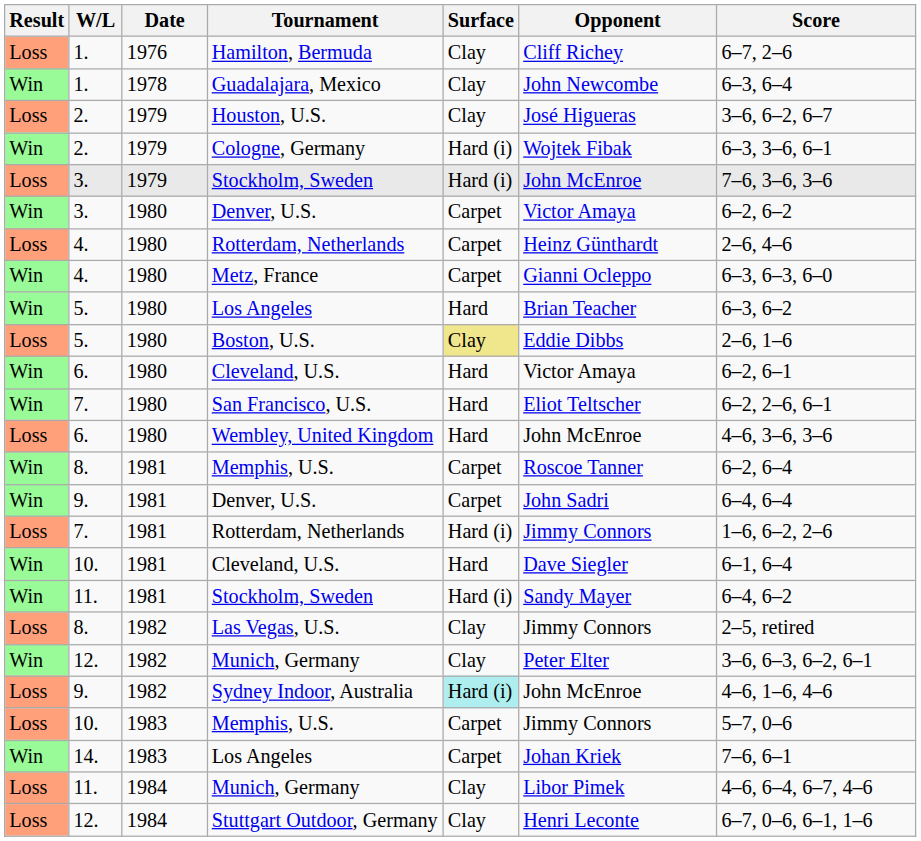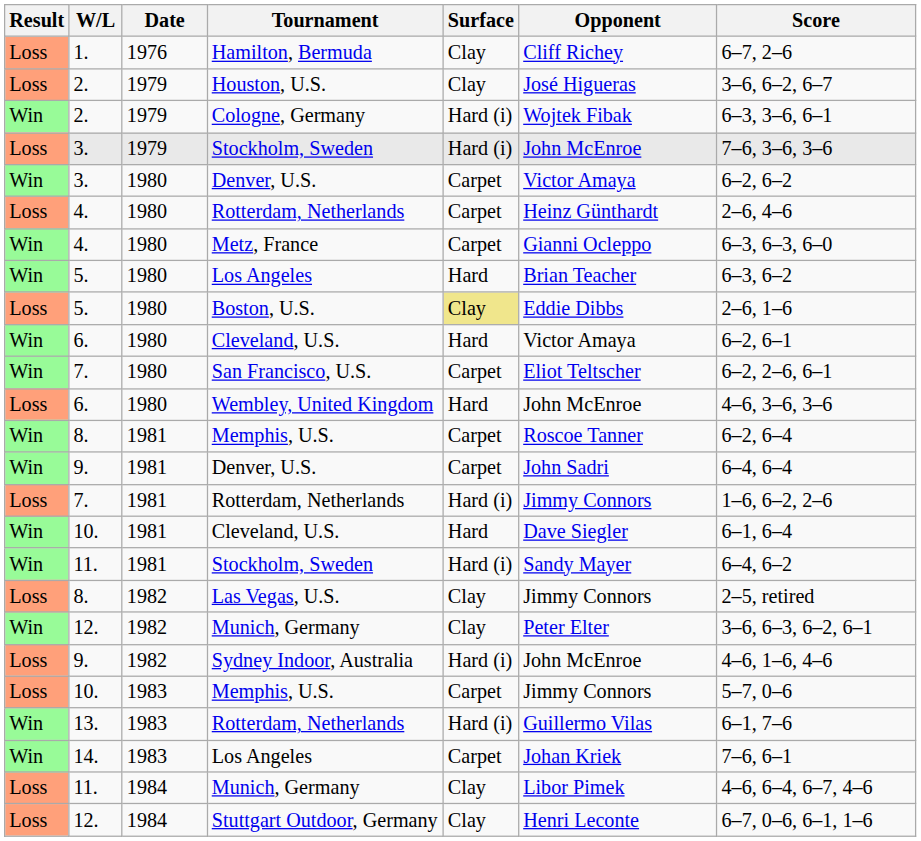- row: (81, 84)
(468, 404) Hard -> (475, 372) Carpet
(480, 691) paleturquoise background -> (480, 659) no background
+ row: (86, 723)
